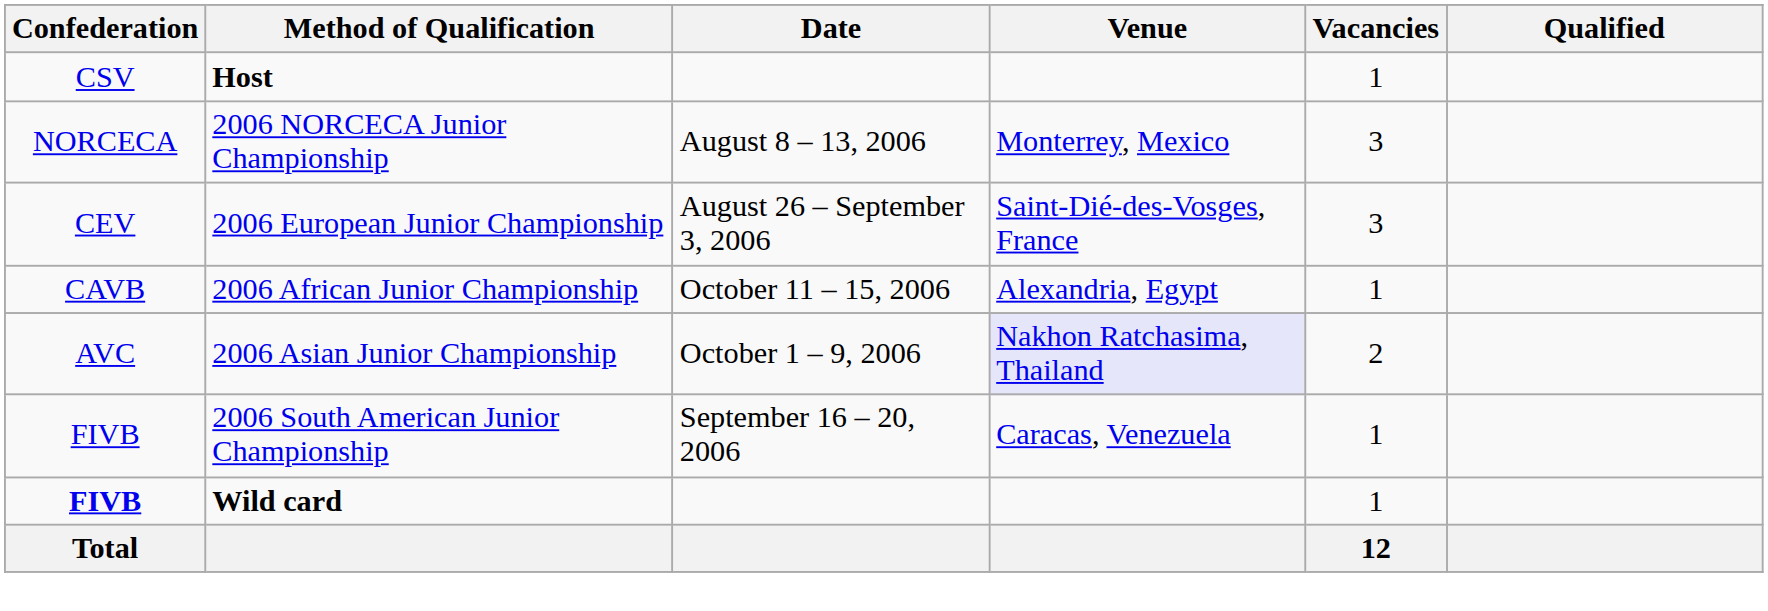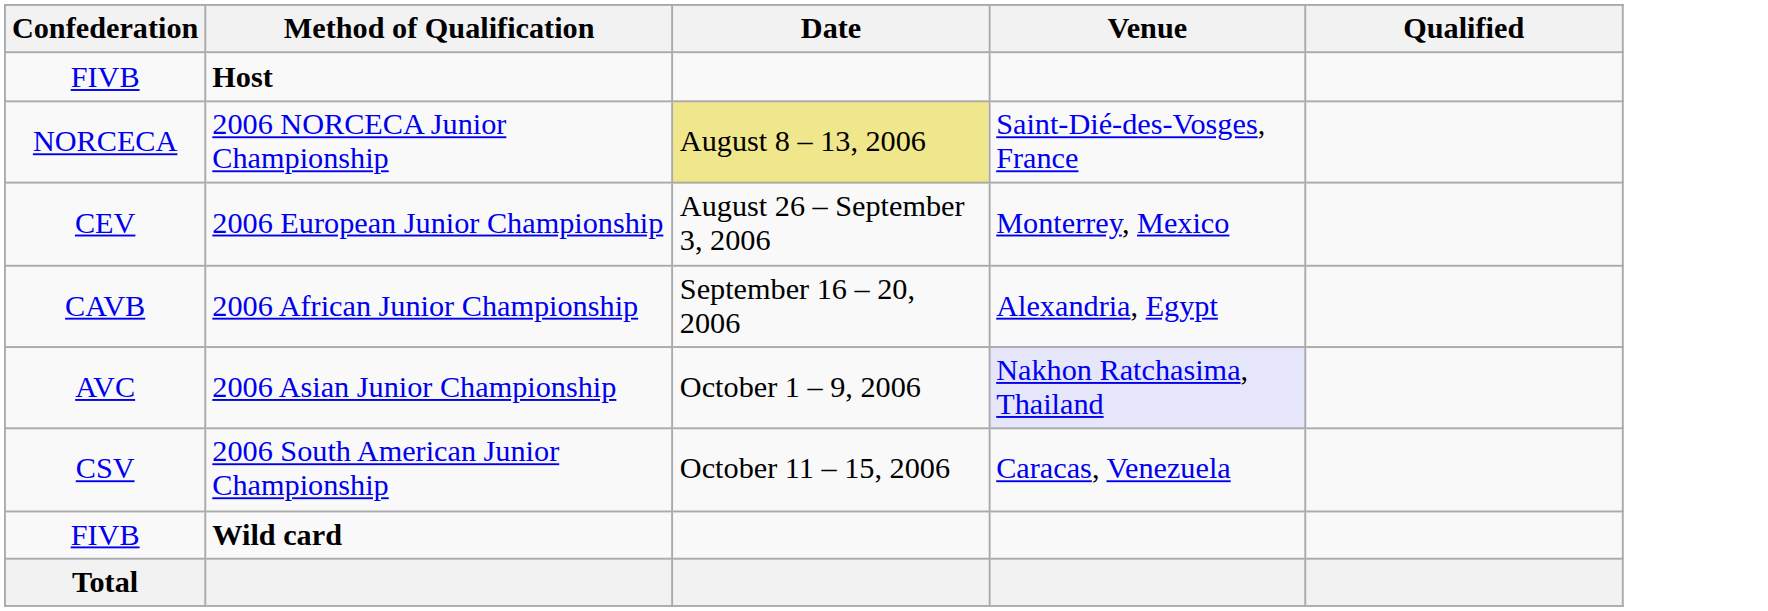- column: (1376, 28)
(105, 76) CSV -> (105, 76) FIVB
(803, 141) no background -> (803, 141) khaki background
(1113, 141) Monterrey, Mexico -> (1131, 141) Saint-Dié-des-Vosges, France
(1131, 223) Saint-Dié-des-Vosges, France -> (1113, 223) Monterrey, Mexico
(815, 288) October 11 – 15, 2006 -> (797, 305) September 16 – 20, 2006
(105, 435) FIVB -> (105, 469) CSV
(797, 435) September 16 – 20, 2006 -> (815, 469) October 11 – 15, 2006
(105, 500) bold -> (105, 534) normal
